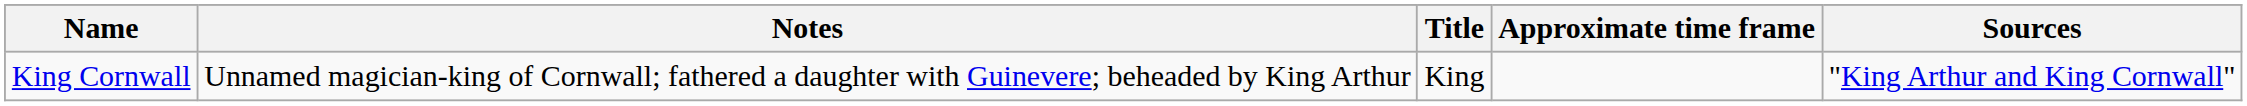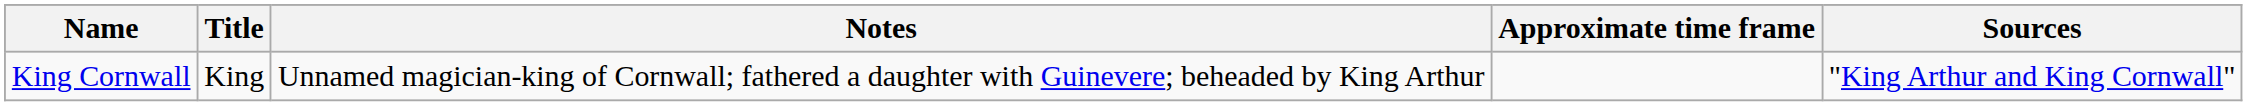columns swapped: (1454, 28) <-> (807, 28)
